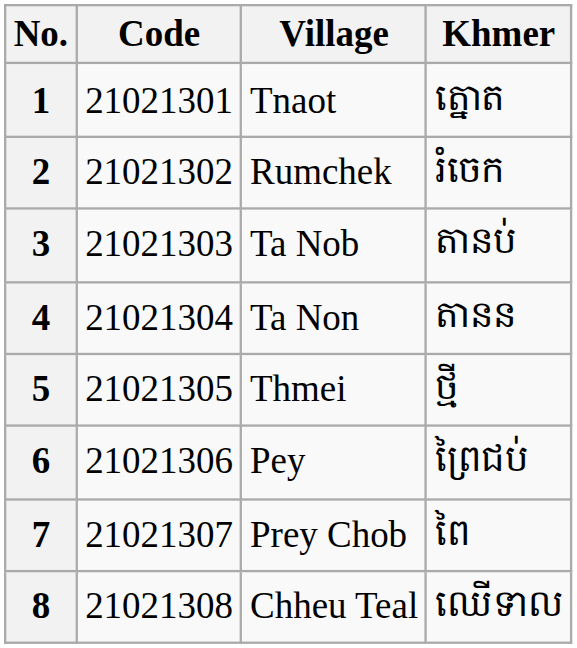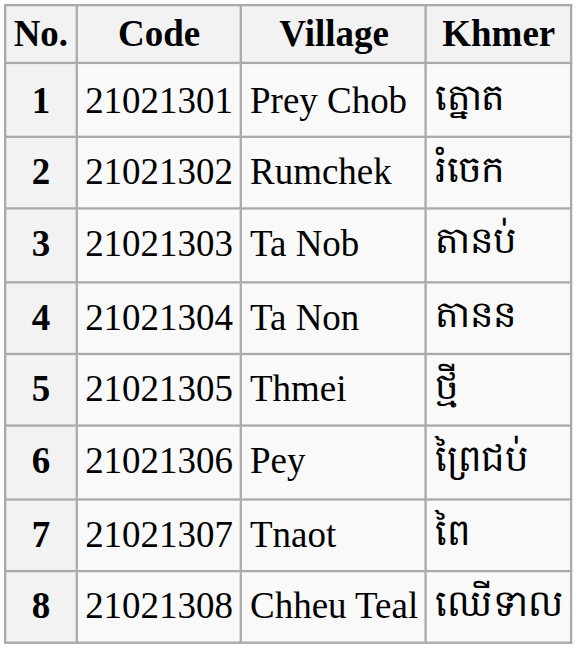(293, 99) Tnaot -> (329, 99) Prey Chob
(329, 534) Prey Chob -> (293, 534) Tnaot
